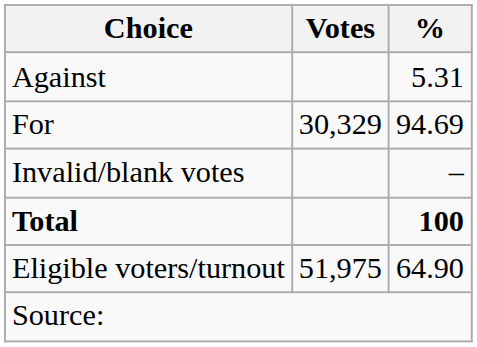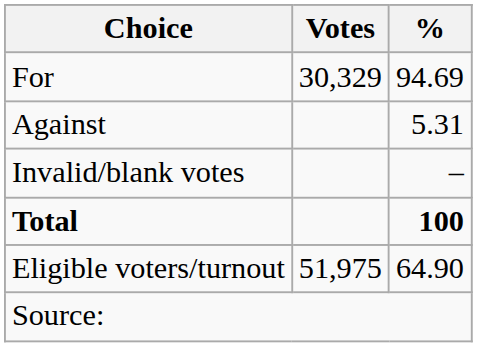rows swapped: (33, 124) <-> (59, 76)
